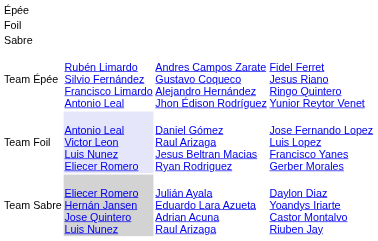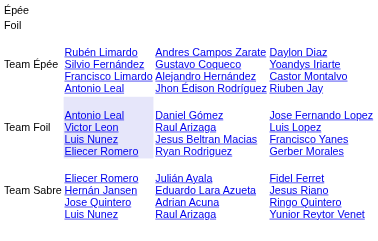- row: (18, 40)
(317, 85) Fidel Ferret Jesus Riano Ringo Quintero Yunior Reytor Venet -> (308, 70) Daylon Diaz Yoandys Iriarte Castor Montalvo Riuben Jay
(101, 211) lightgrey background -> (101, 196) no background
(308, 211) Daylon Diaz Yoandys Iriarte Castor Montalvo Riuben Jay -> (317, 196) Fidel Ferret Jesus Riano Ringo Quintero Yunior Reytor Venet
